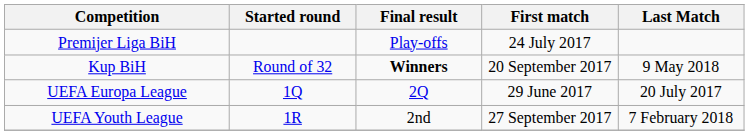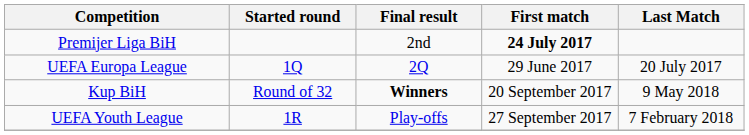(419, 42) Play-offs -> (419, 42) 2nd
(550, 42) normal -> (550, 42) bold
rows swapped: (117, 67) <-> (117, 92)
(419, 117) 2nd -> (419, 117) Play-offs
